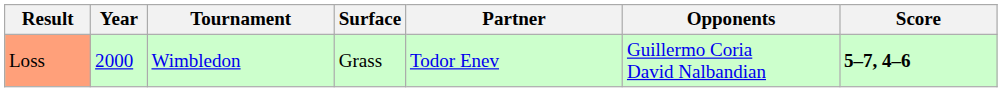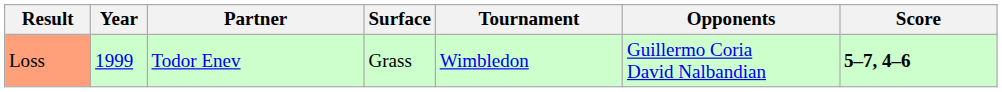columns swapped: (241, 19) <-> (514, 19)
(114, 60) 2000 -> (114, 60) 1999
